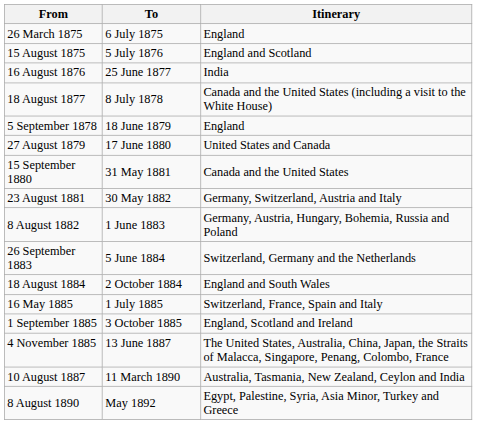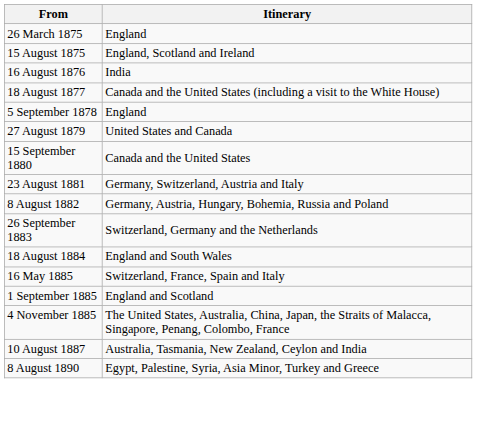- column: (151, 14)
(257, 53) England and Scotland -> (180, 53) England, Scotland and Ireland
(278, 323) England, Scotland and Ireland -> (159, 295) England and Scotland
